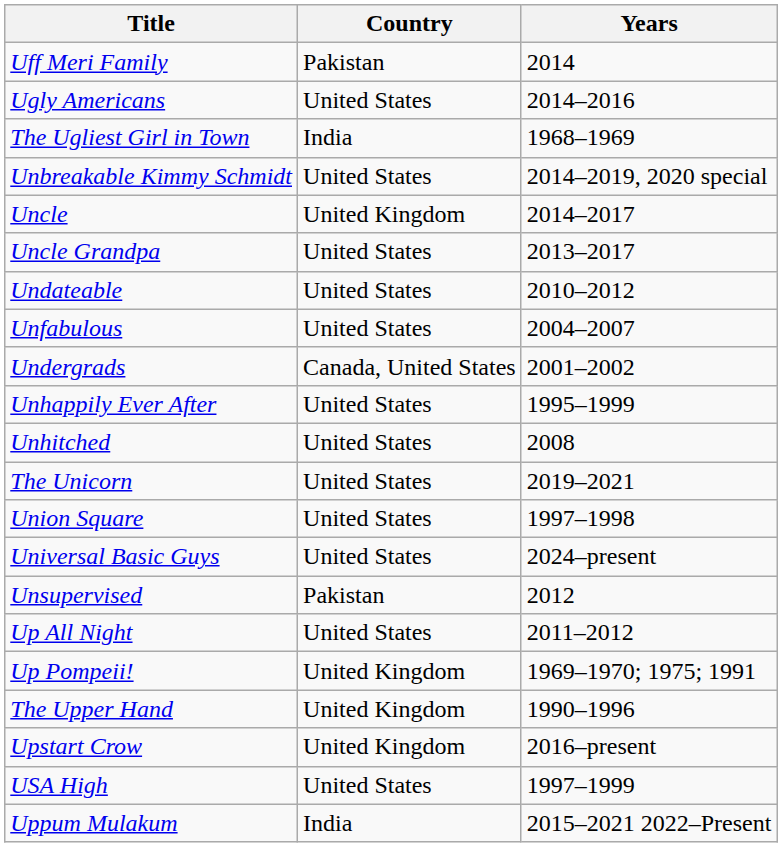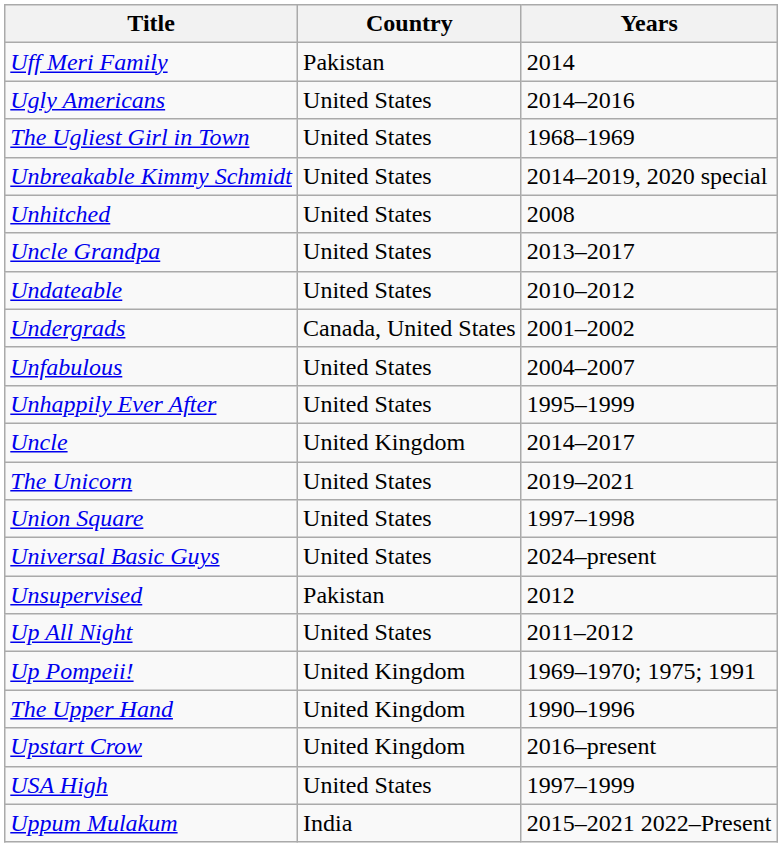(328, 137) India -> (367, 137) United States
rows swapped: (39, 213) <-> (60, 442)
rows swapped: (68, 366) <-> (66, 328)
